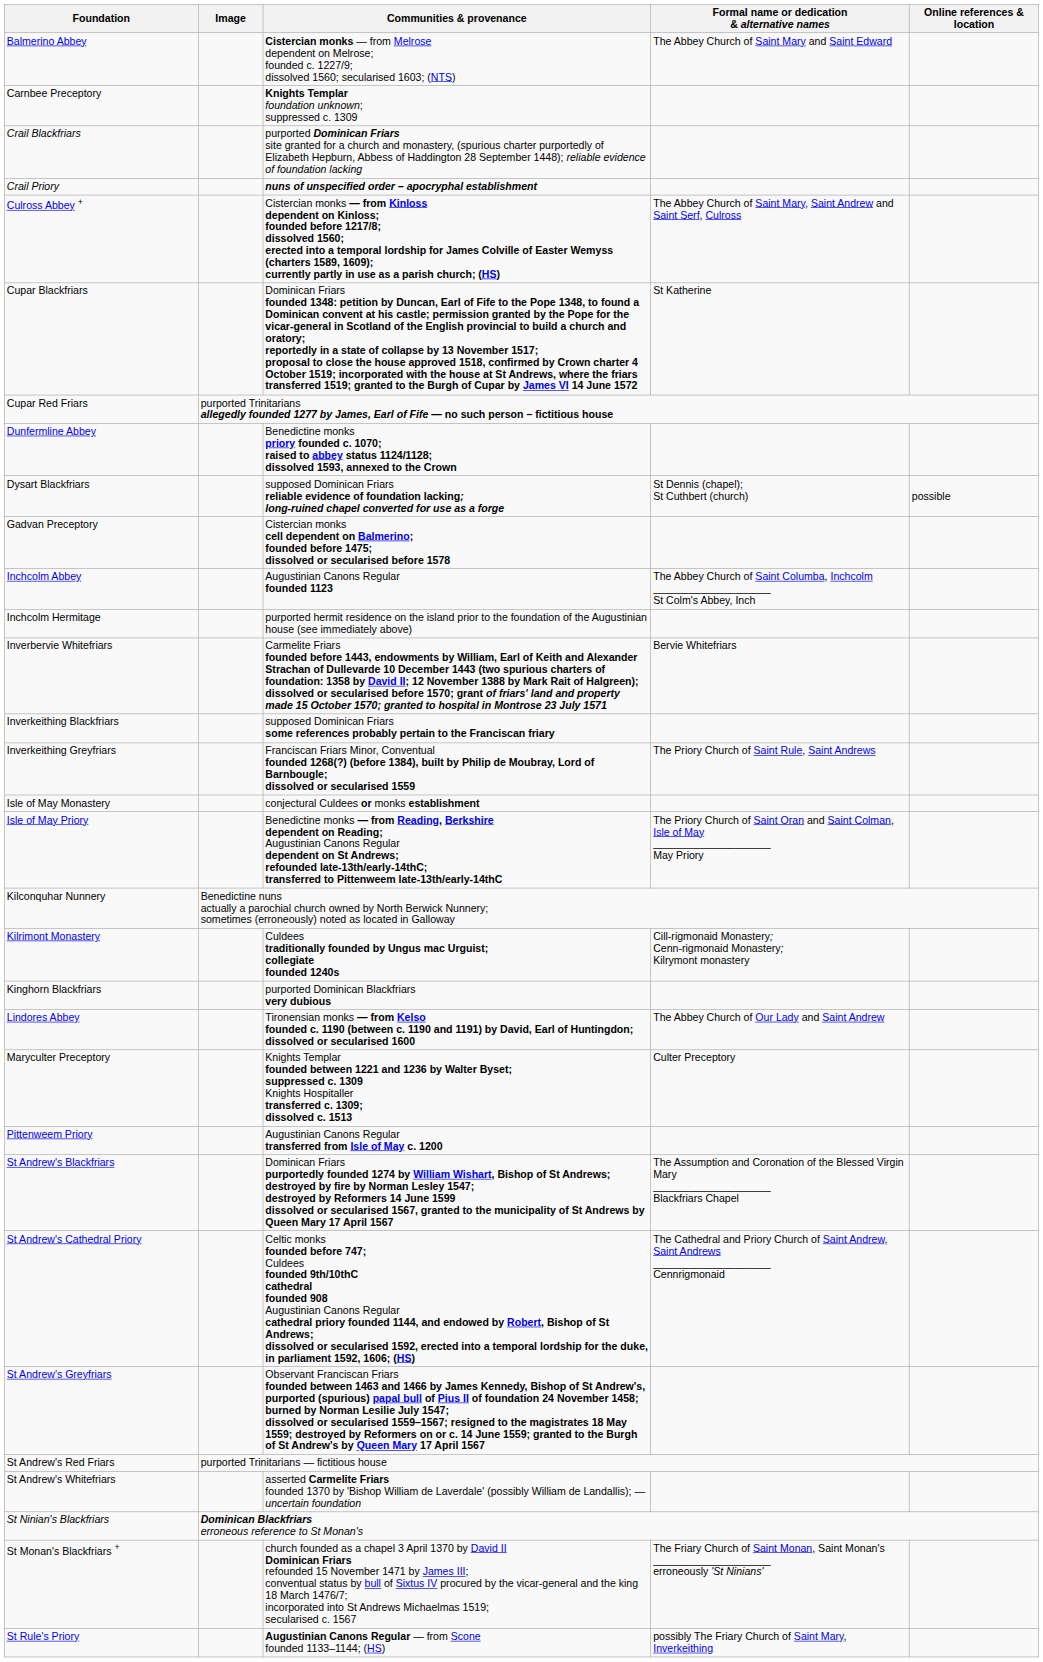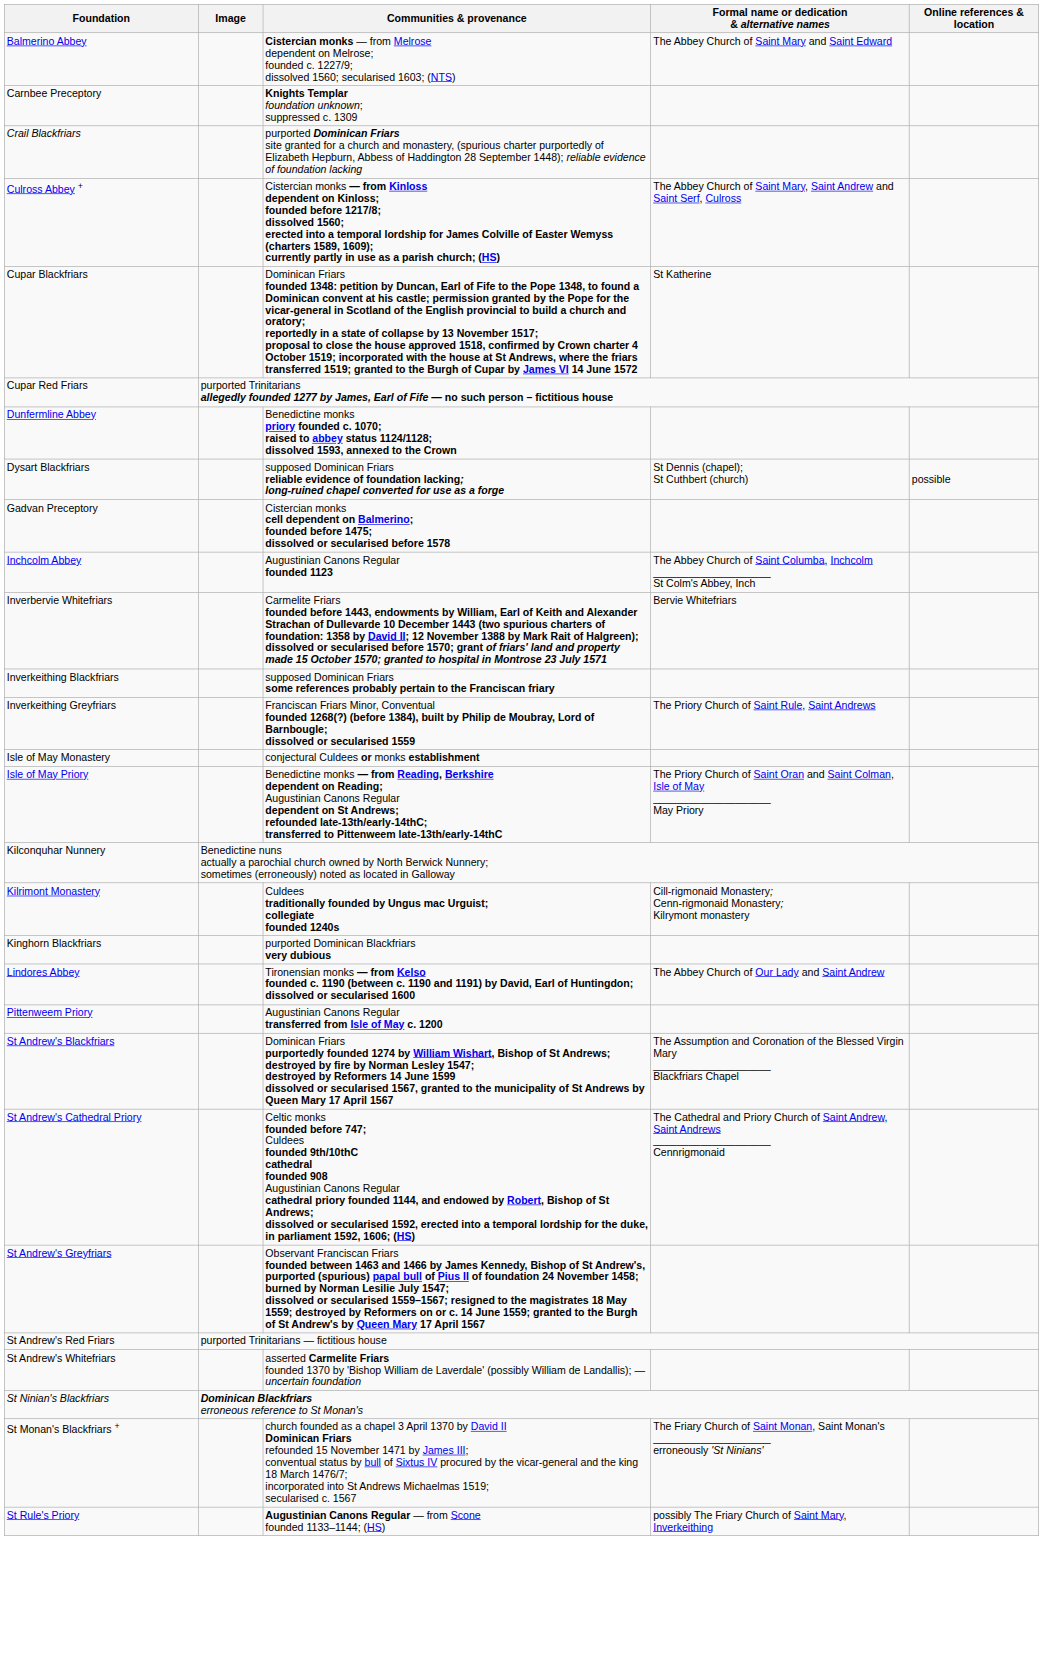- row: (33, 186)
- row: (54, 617)
- row: (58, 1058)
